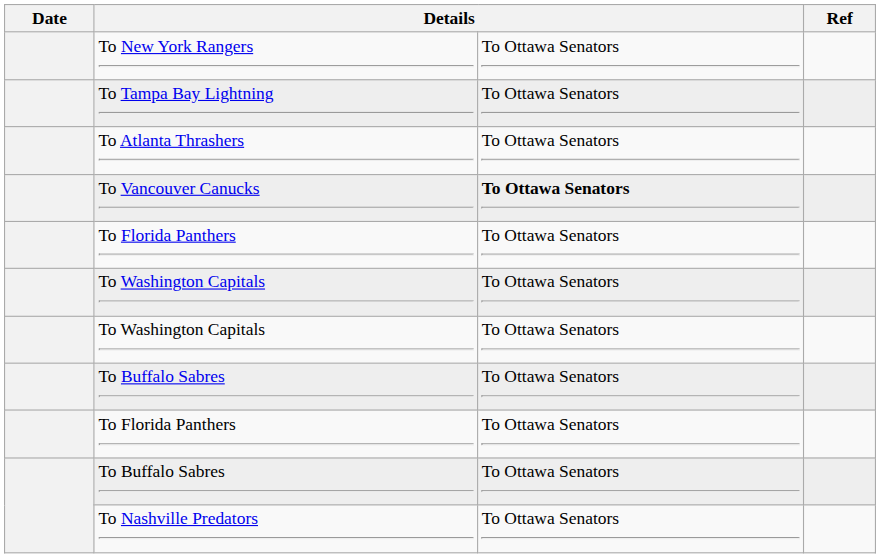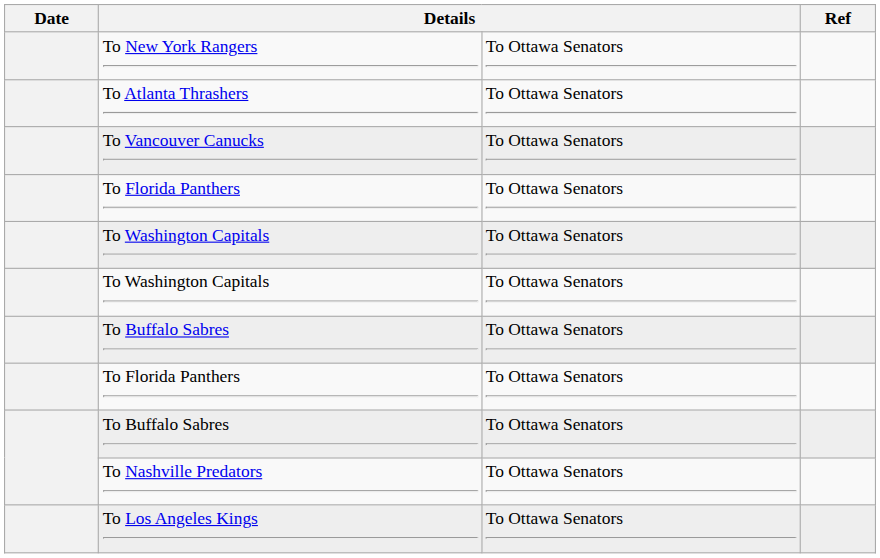- row: (49, 103)
(641, 193) bold -> (641, 146) normal
+ row: (52, 529)
